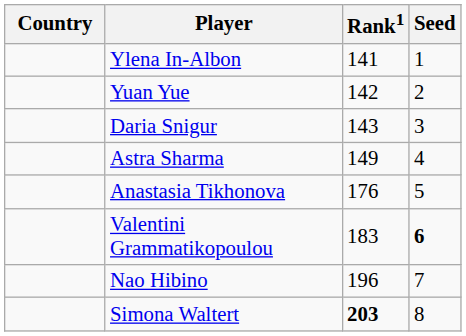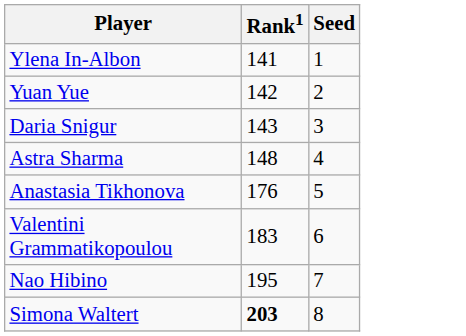- column: (55, 23)
(363, 158) 149 -> (262, 158) 148
(419, 236) bold -> (319, 236) normal
(363, 280) 196 -> (262, 280) 195
